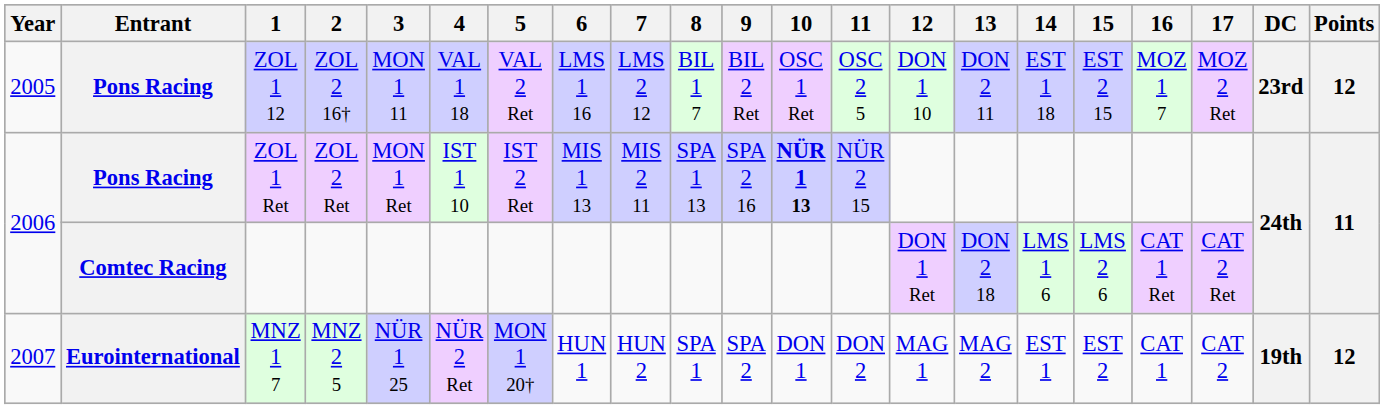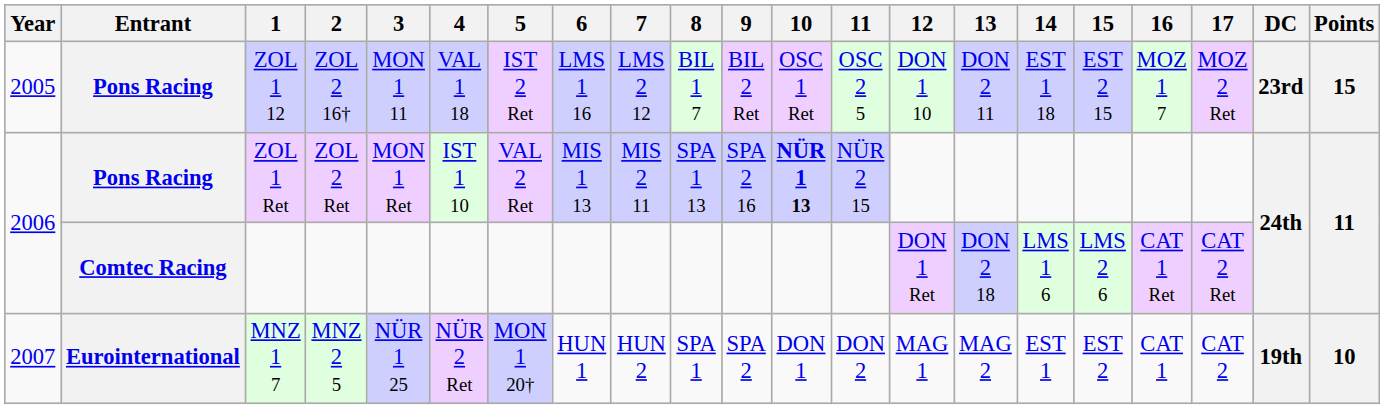(520, 85) VAL 2 Ret -> (520, 85) IST 2 Ret
(1344, 86) 12 -> (1344, 86) 15
(520, 176) IST 2 Ret -> (520, 176) VAL 2 Ret
(1344, 357) 12 -> (1344, 357) 10
